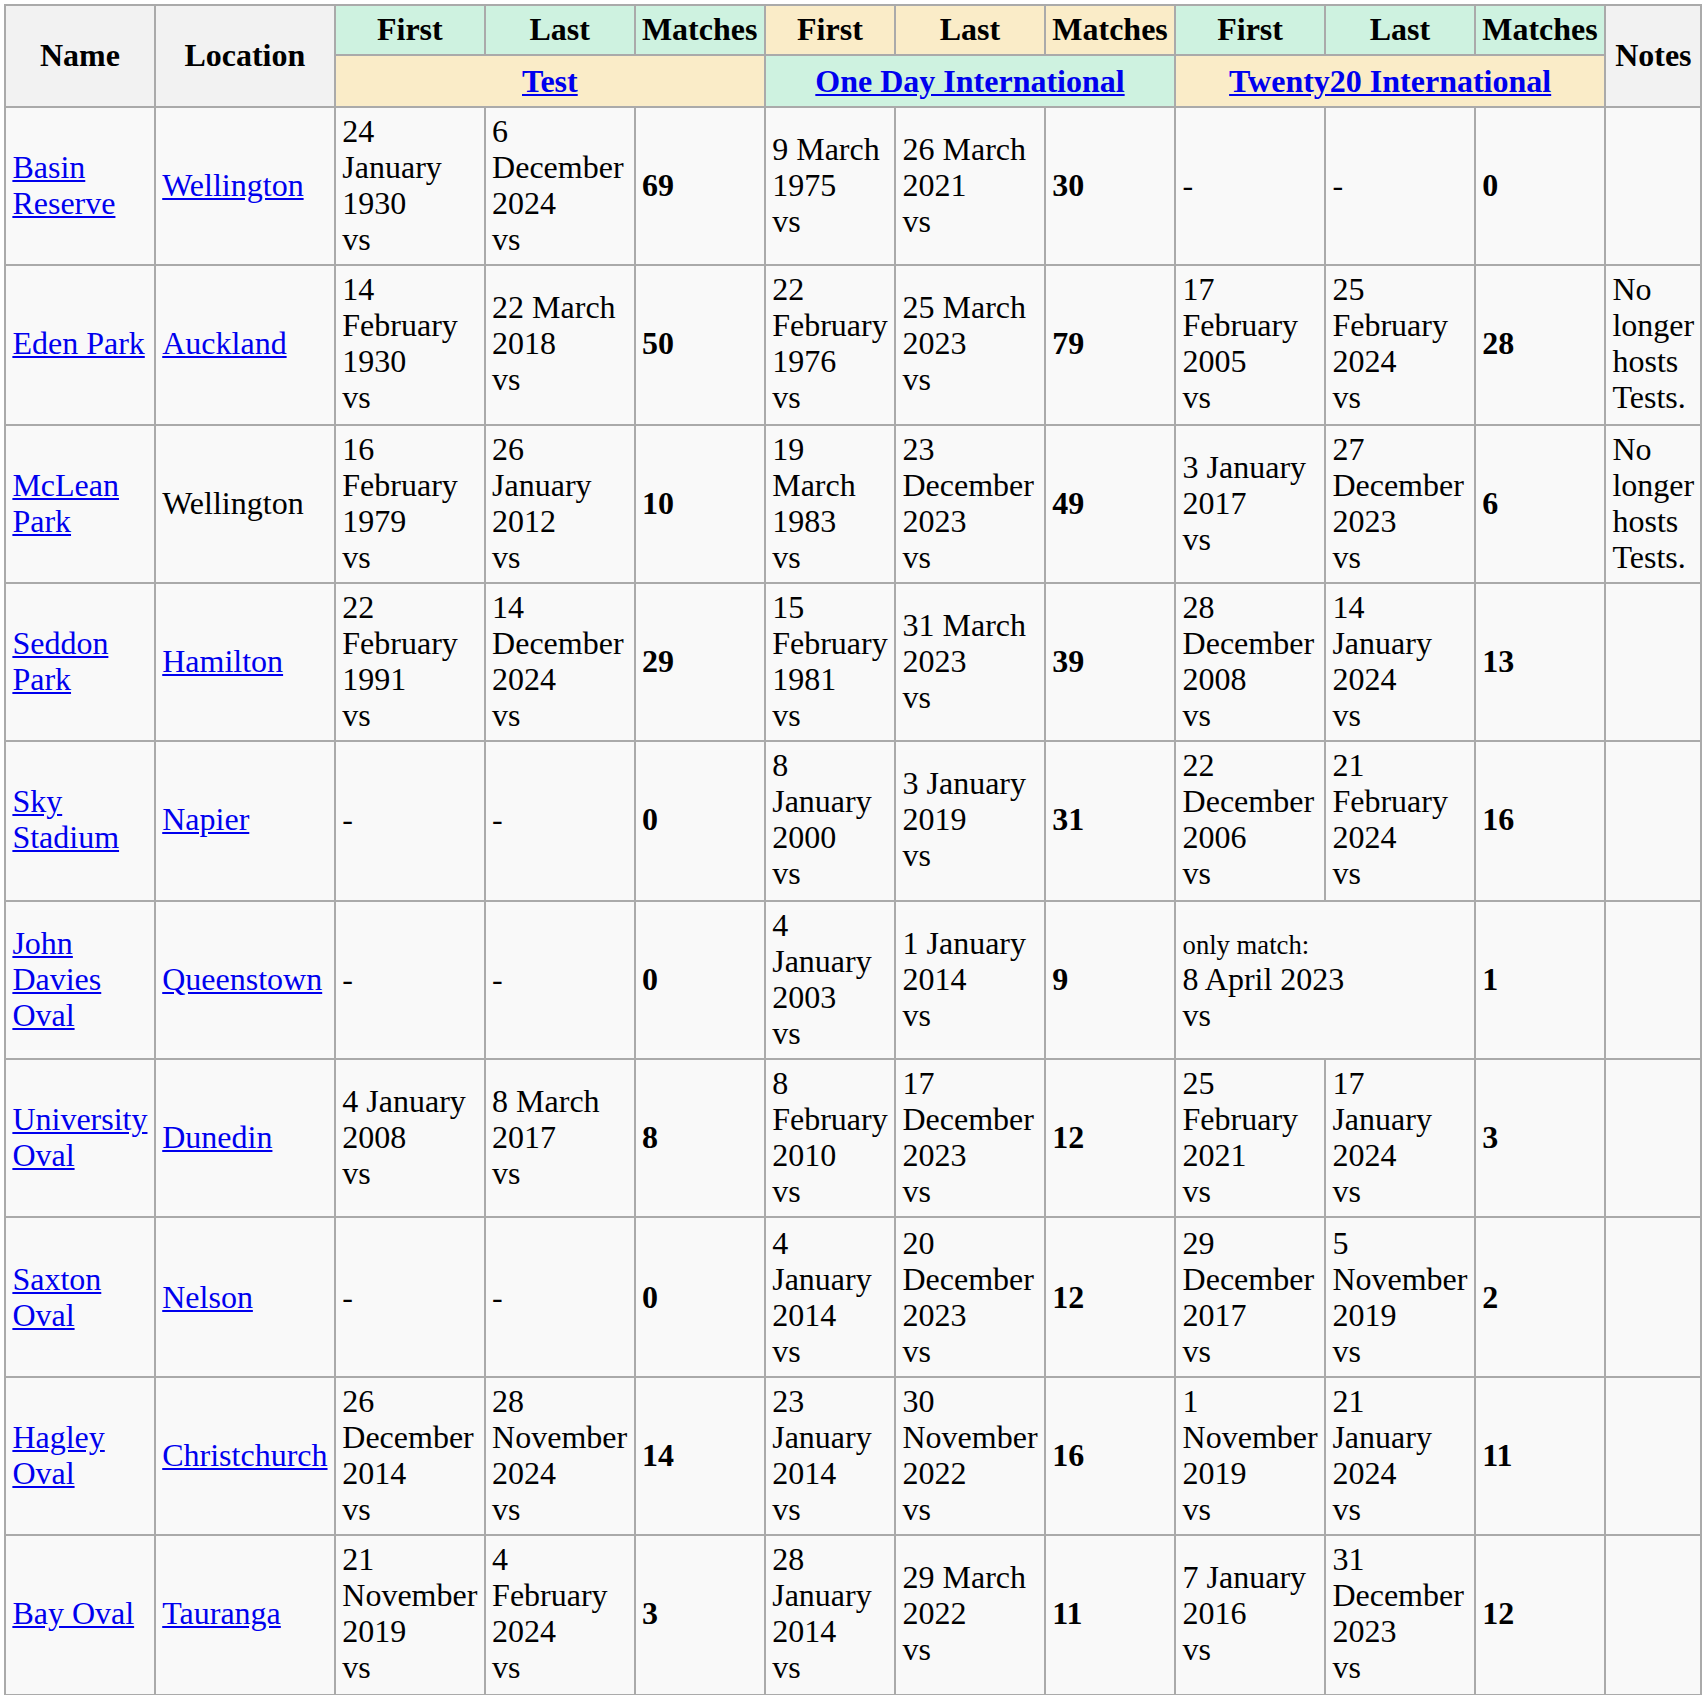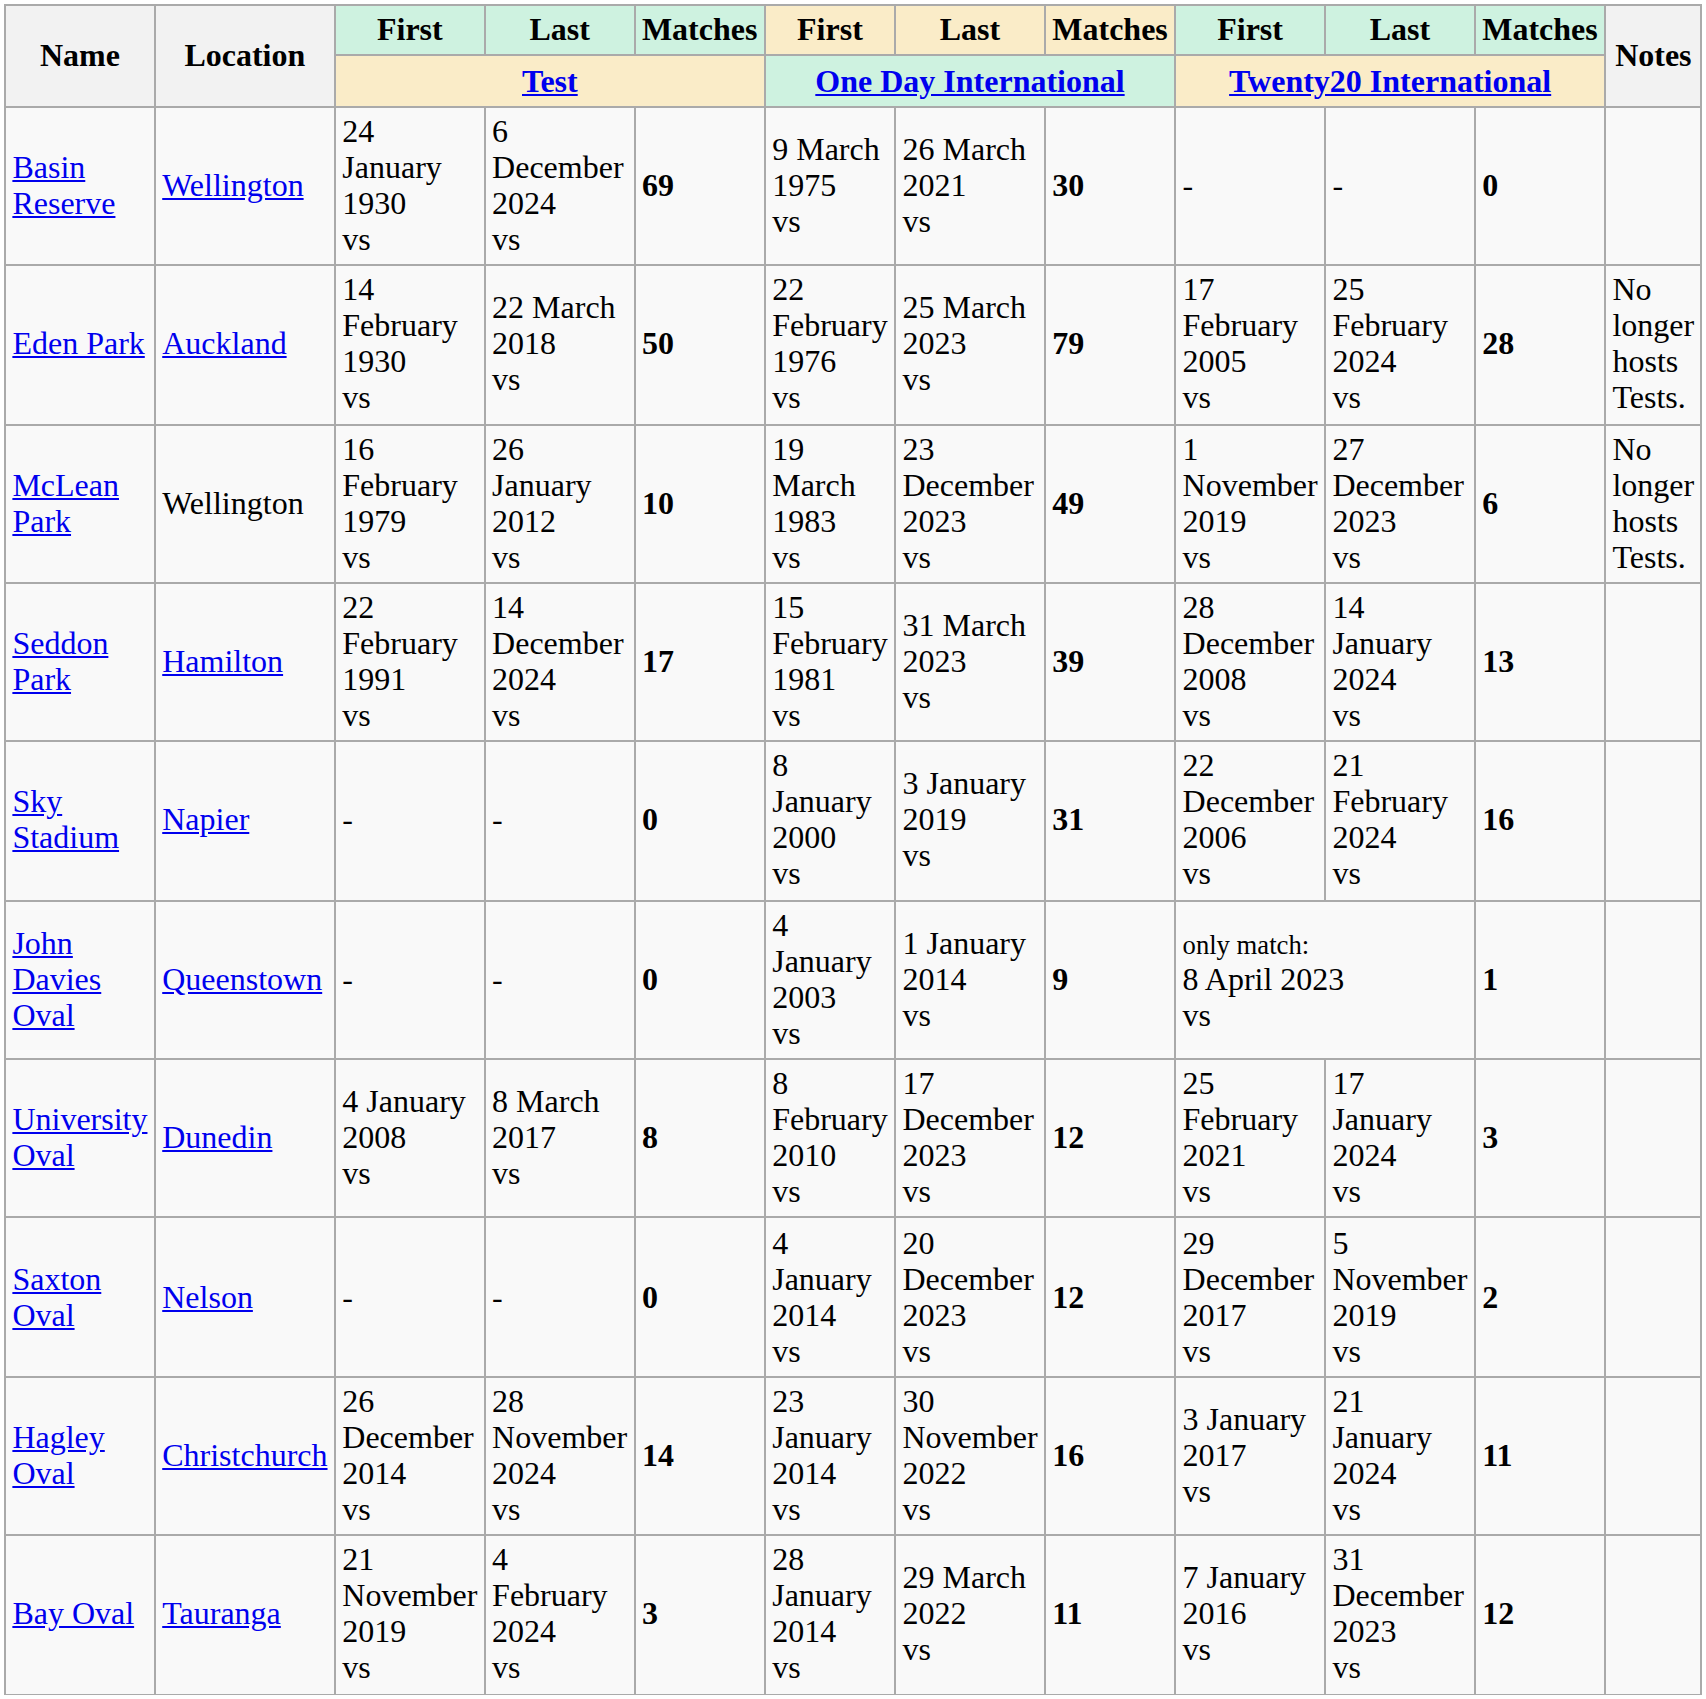(1244, 502) 3 January 2017 vs -> (1250, 502) 1 November 2019 vs
(658, 661) 29 -> (658, 661) 17
(1250, 1455) 1 November 2019 vs -> (1244, 1455) 3 January 2017 vs
